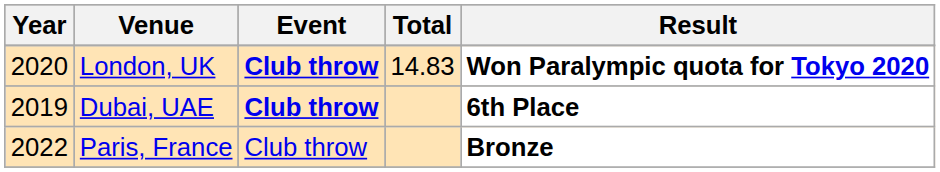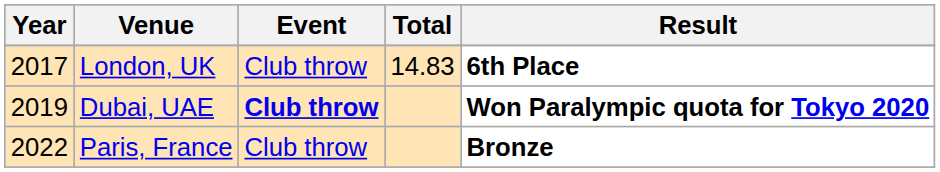(39, 66) 2020 -> (39, 66) 2017
(311, 66) bold -> (306, 66) normal
(698, 66) Won Paralympic quota for Tokyo 2020 -> (523, 66) 6th Place
(523, 107) 6th Place -> (698, 107) Won Paralympic quota for Tokyo 2020
